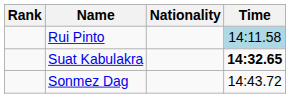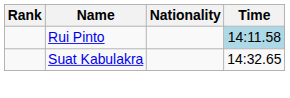(255, 59) bold -> (254, 59) normal
- row: (88, 81)
